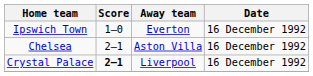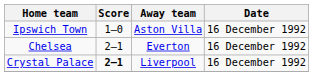(168, 30) Everton -> (168, 30) Aston Villa
(168, 46) Aston Villa -> (168, 46) Everton
